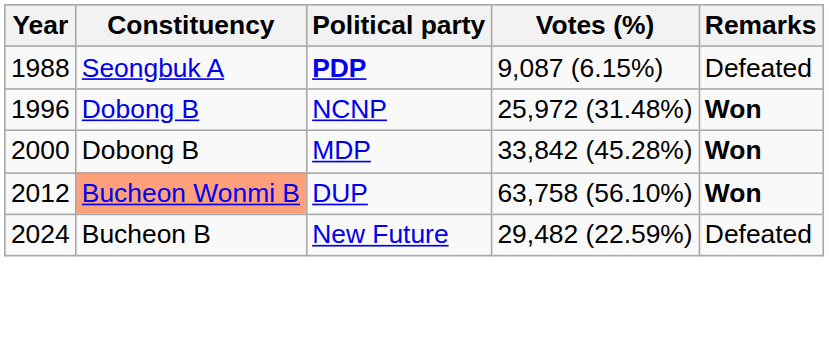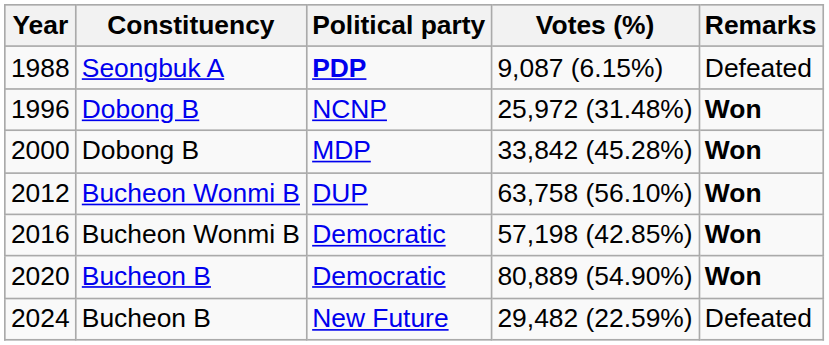(191, 192) lightsalmon background -> (191, 192) no background
+ row: (40, 234)
+ row: (40, 276)
